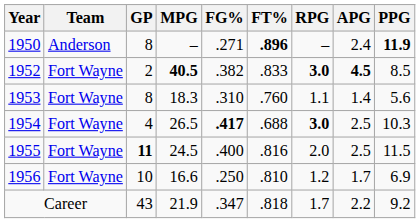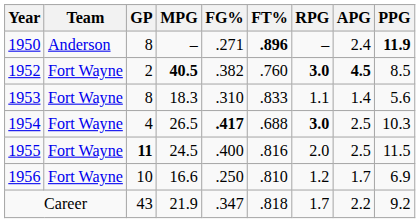(274, 71) .833 -> (274, 71) .760
(274, 97) .760 -> (274, 97) .833
